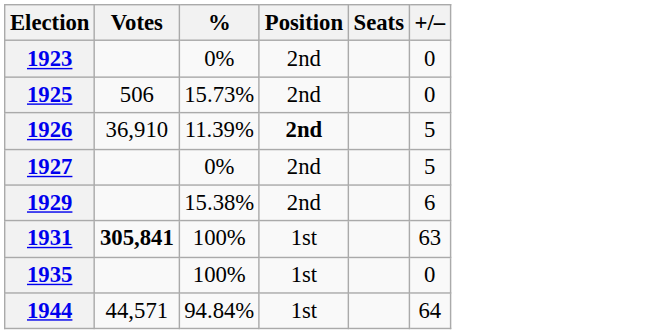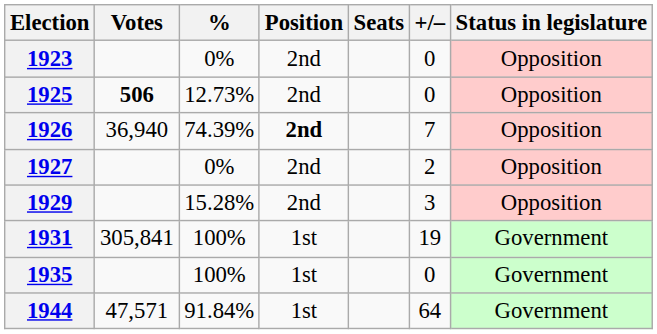+ column: (551, 22)
(137, 94) normal -> (137, 94) bold
(219, 94) 15.73% -> (219, 94) 12.73%
(137, 130) 36,910 -> (137, 130) 36,940
(219, 130) 11.39% -> (219, 130) 74.39%
(430, 130) 5 -> (430, 130) 7
(430, 166) 5 -> (430, 166) 2
(219, 202) 15.38% -> (219, 202) 15.28%
(430, 202) 6 -> (430, 202) 3
(137, 238) bold -> (137, 238) normal
(430, 238) 63 -> (430, 238) 19
(137, 310) 44,571 -> (137, 310) 47,571
(219, 310) 94.84% -> (219, 310) 91.84%
